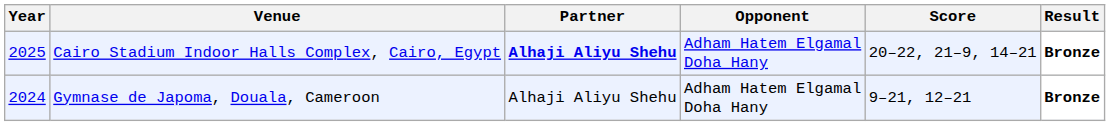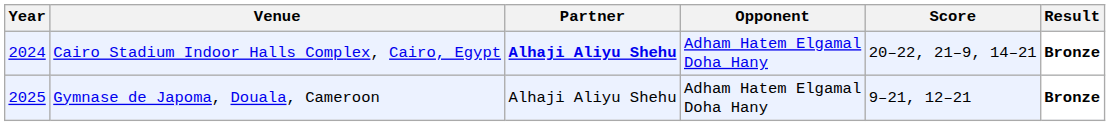(27, 53) 2025 -> (27, 53) 2024
(27, 98) 2024 -> (27, 98) 2025
